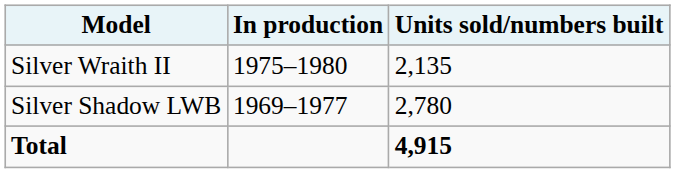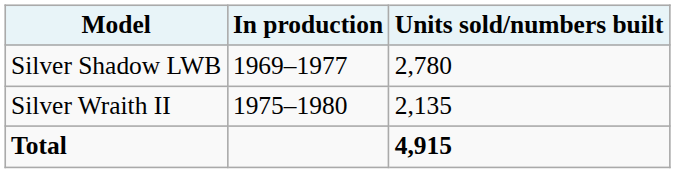rows swapped: (116, 105) <-> (91, 65)
